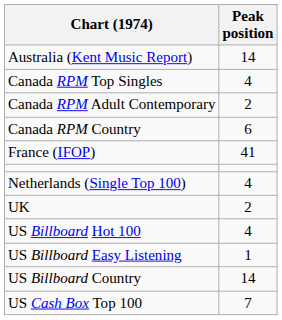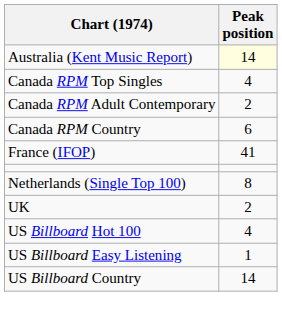(248, 57) no background -> (248, 57) lightyellow background
(248, 183) 4 -> (248, 183) 8
- row: (75, 302)
